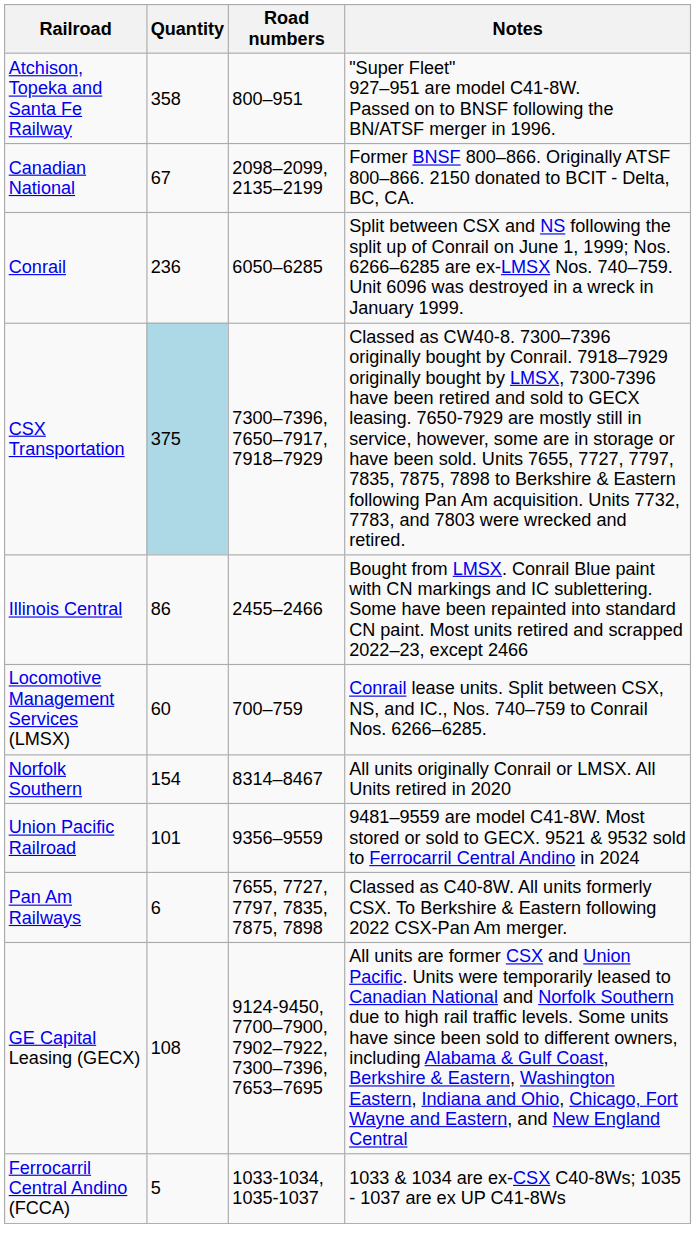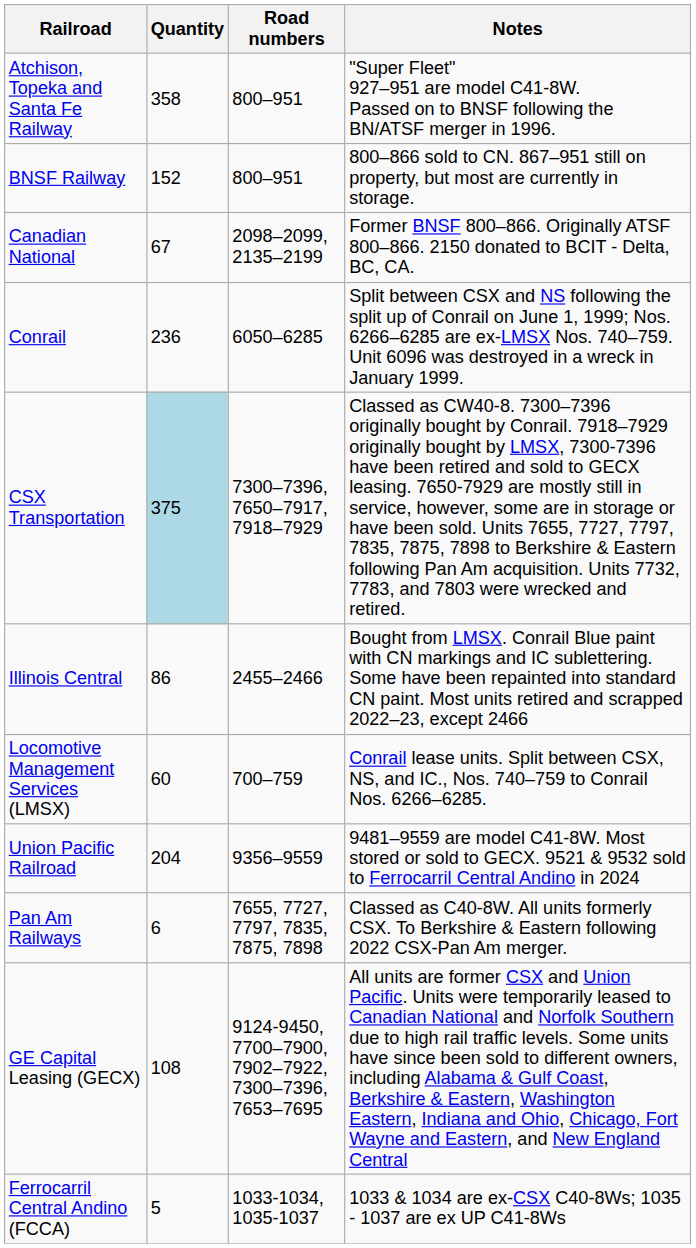+ row: (67, 177)
- row: (45, 778)
(166, 838) 101 -> (166, 858) 204
